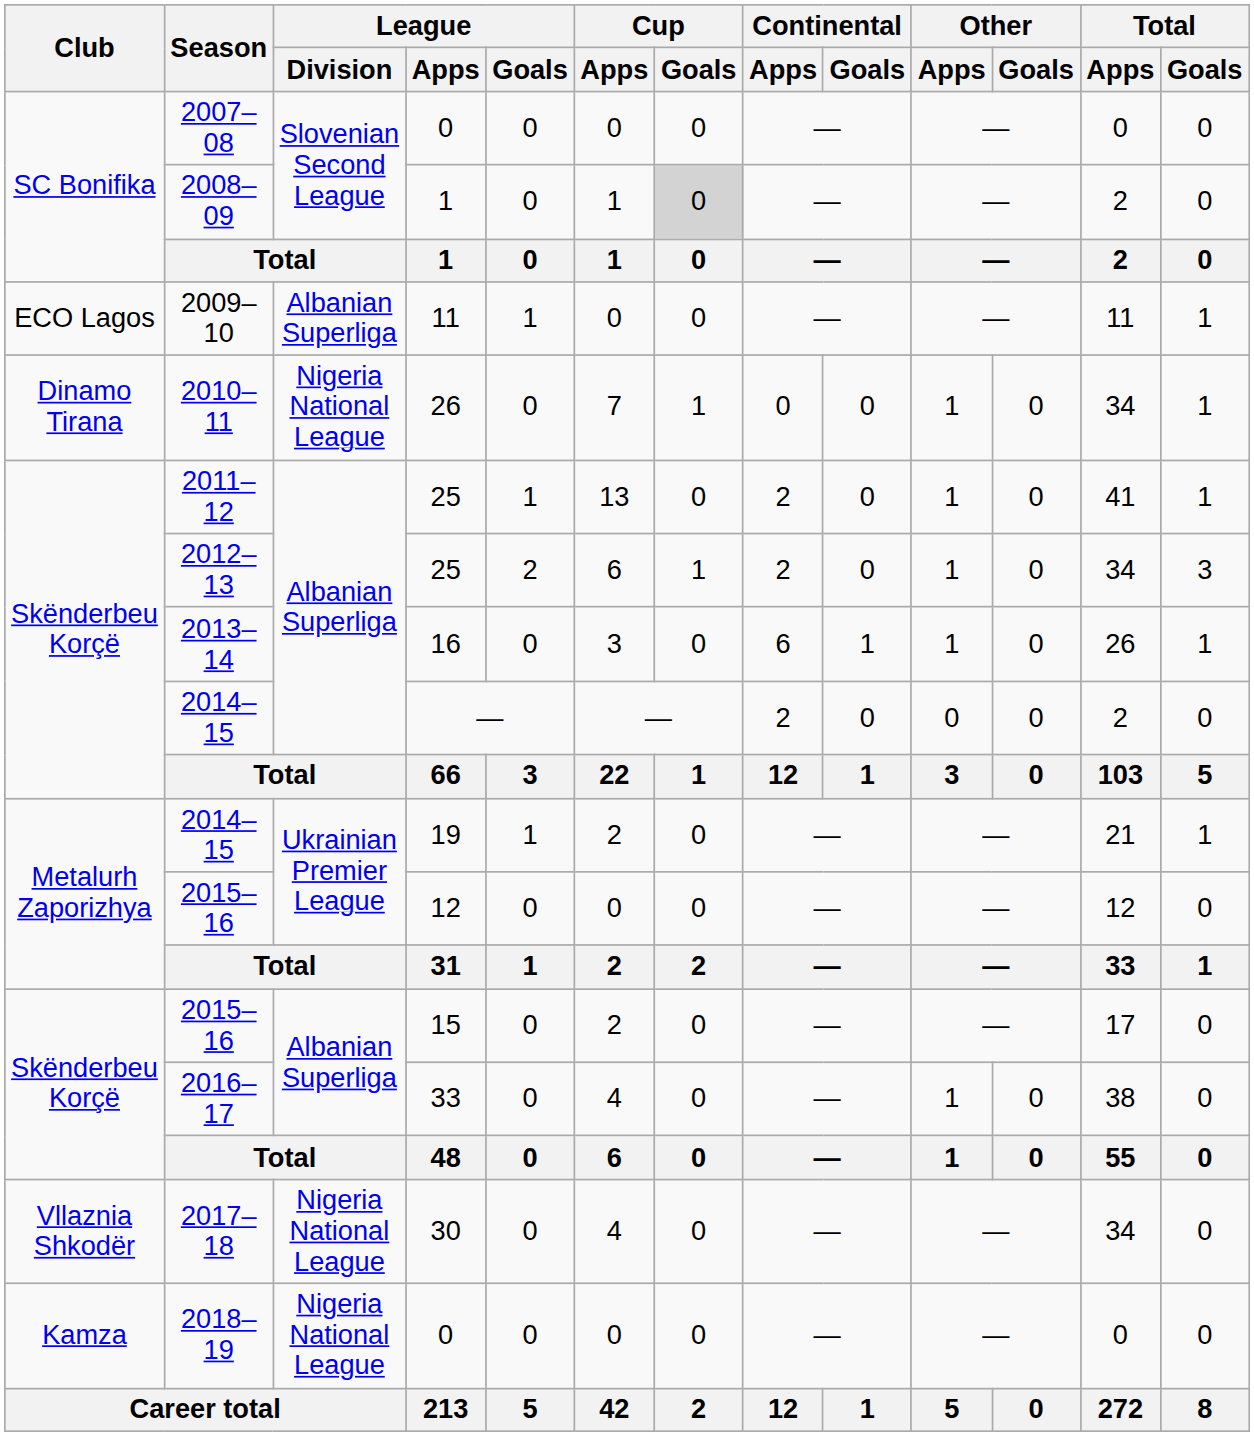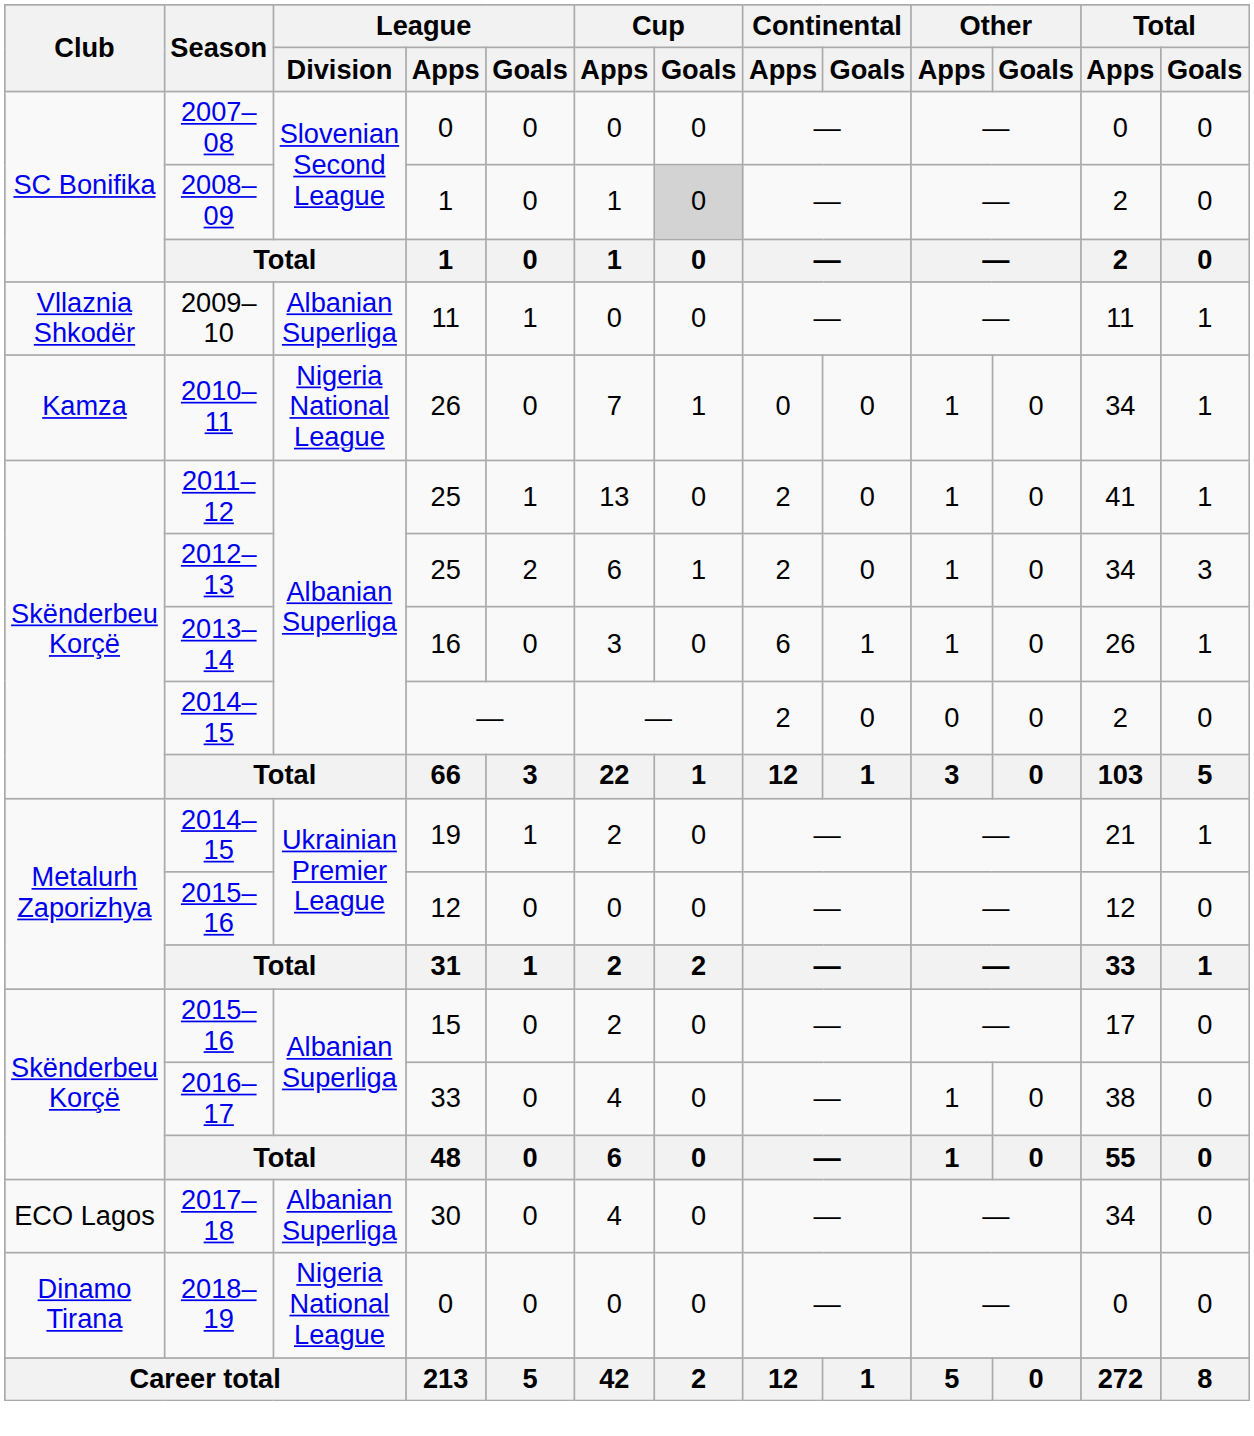(84, 318) ECO Lagos -> (84, 318) Vllaznia Shkodër
(84, 407) Dinamo Tirana -> (84, 407) Kamza
(84, 1230) Vllaznia Shkodër -> (84, 1215) ECO Lagos
(339, 1230) Nigeria National League -> (339, 1215) Albanian Superliga
(84, 1335) Kamza -> (84, 1304) Dinamo Tirana
